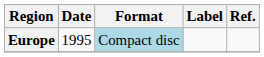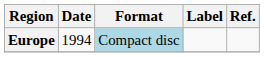(76, 39) 1995 -> (76, 39) 1994
